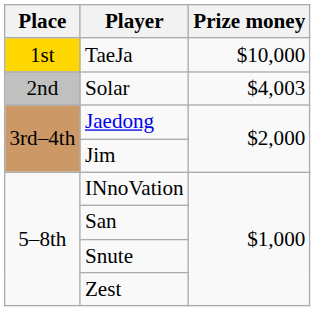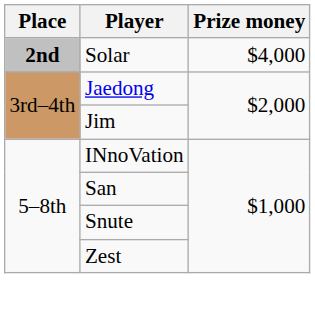- row: (109, 54)
(42, 88) normal -> (42, 54) bold
(276, 88) $4,003 -> (276, 54) $4,000
